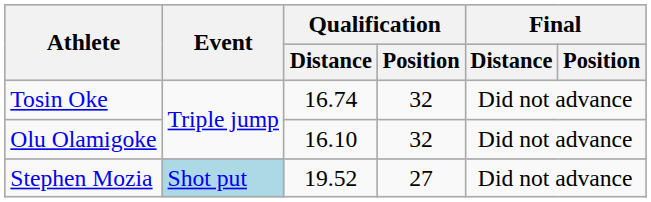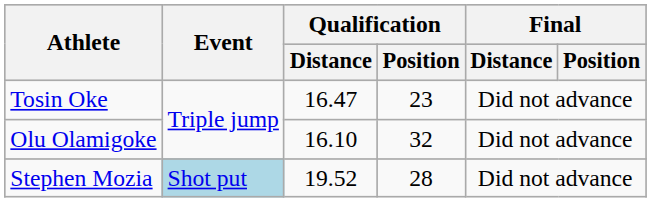(331, 100) 16.74 -> (331, 100) 16.47
(421, 100) 32 -> (421, 100) 23
(421, 178) 27 -> (421, 178) 28
